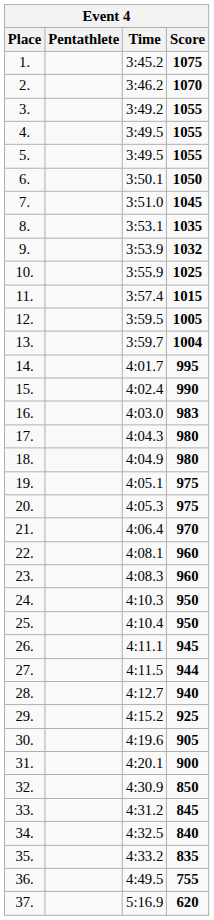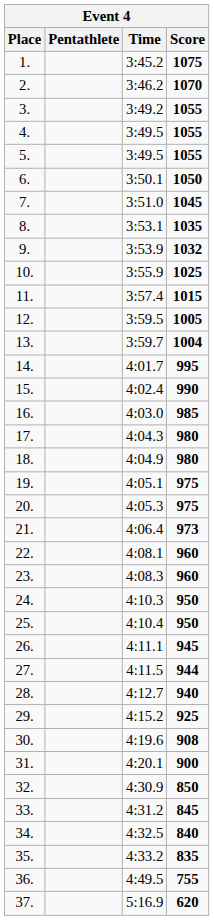(187, 413) 983 -> (187, 413) 985
(187, 529) 970 -> (187, 529) 973
(187, 739) 905 -> (187, 739) 908
